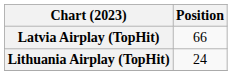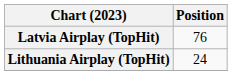(200, 37) 66 -> (200, 37) 76
